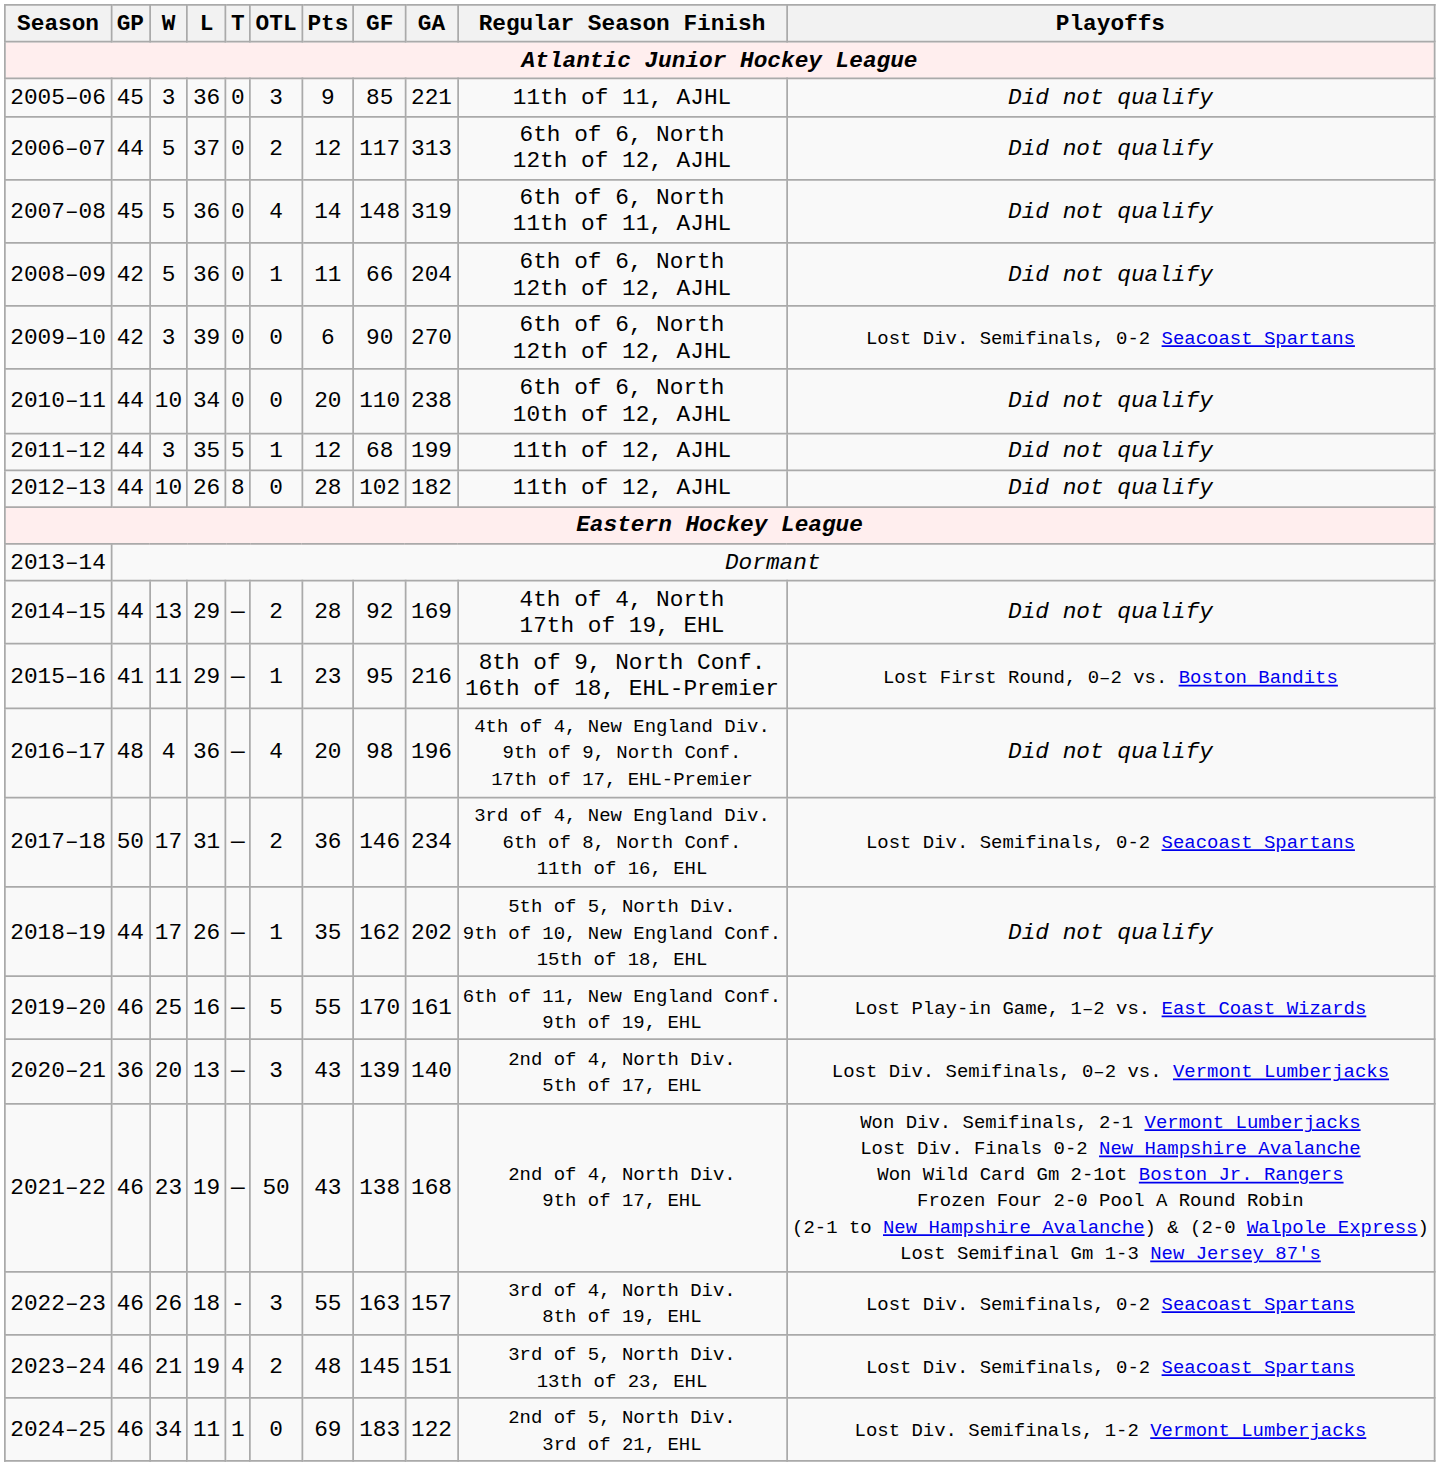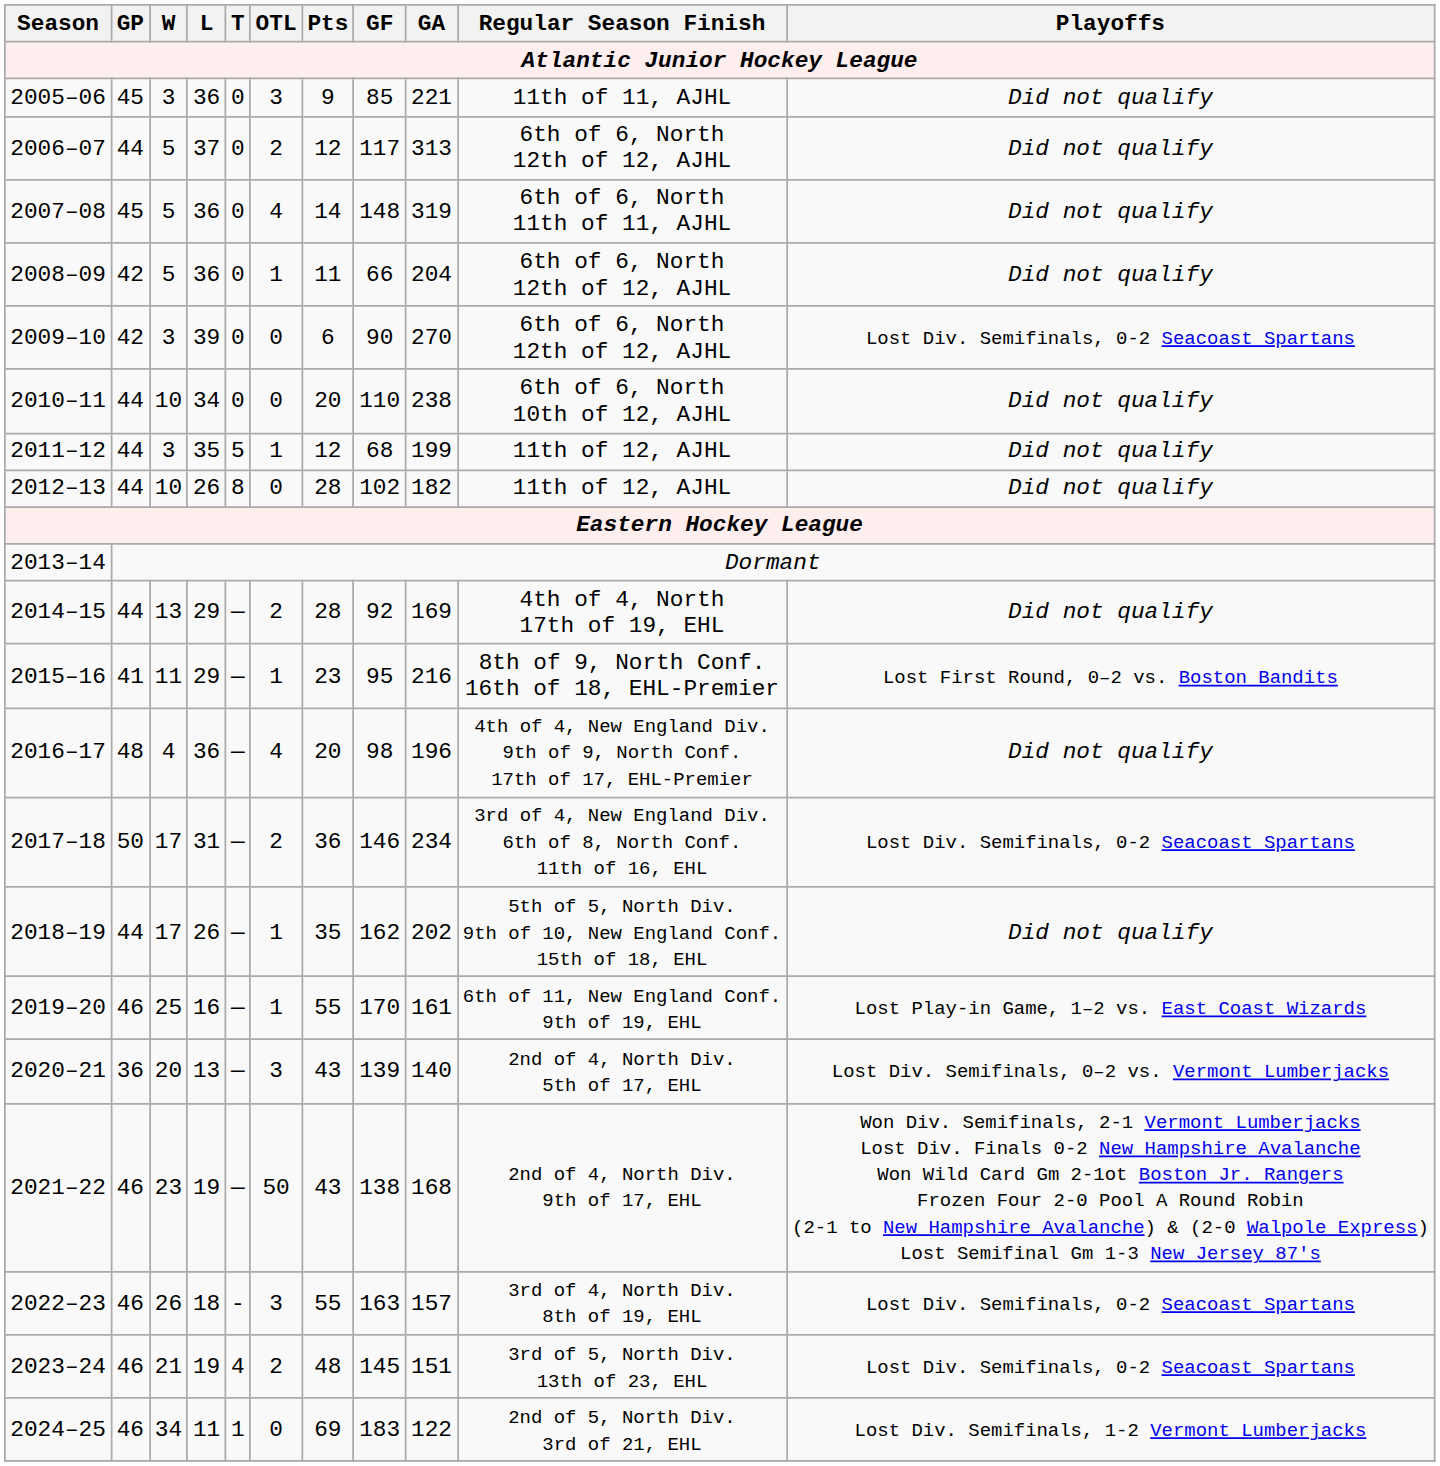(276, 1008) 5 -> (276, 1008) 1
